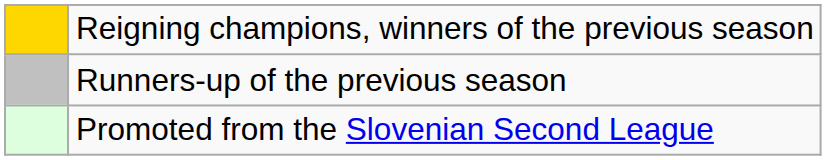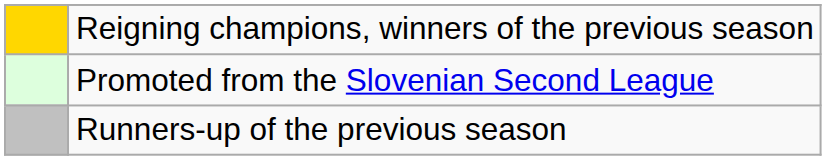rows swapped: (321, 79) <-> (395, 129)
